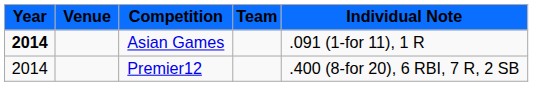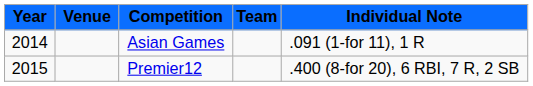(30, 42) bold -> (30, 42) normal
(30, 68) 2014 -> (30, 68) 2015
